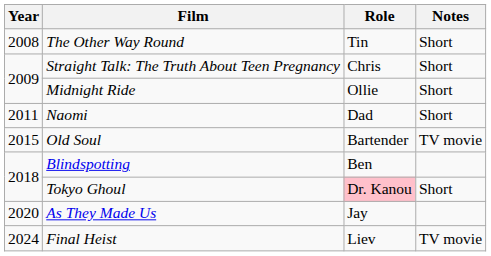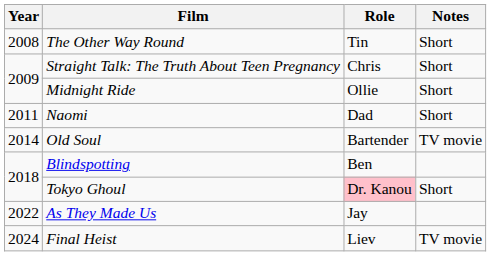(24, 139) 2015 -> (24, 139) 2014
(24, 213) 2020 -> (24, 213) 2022
